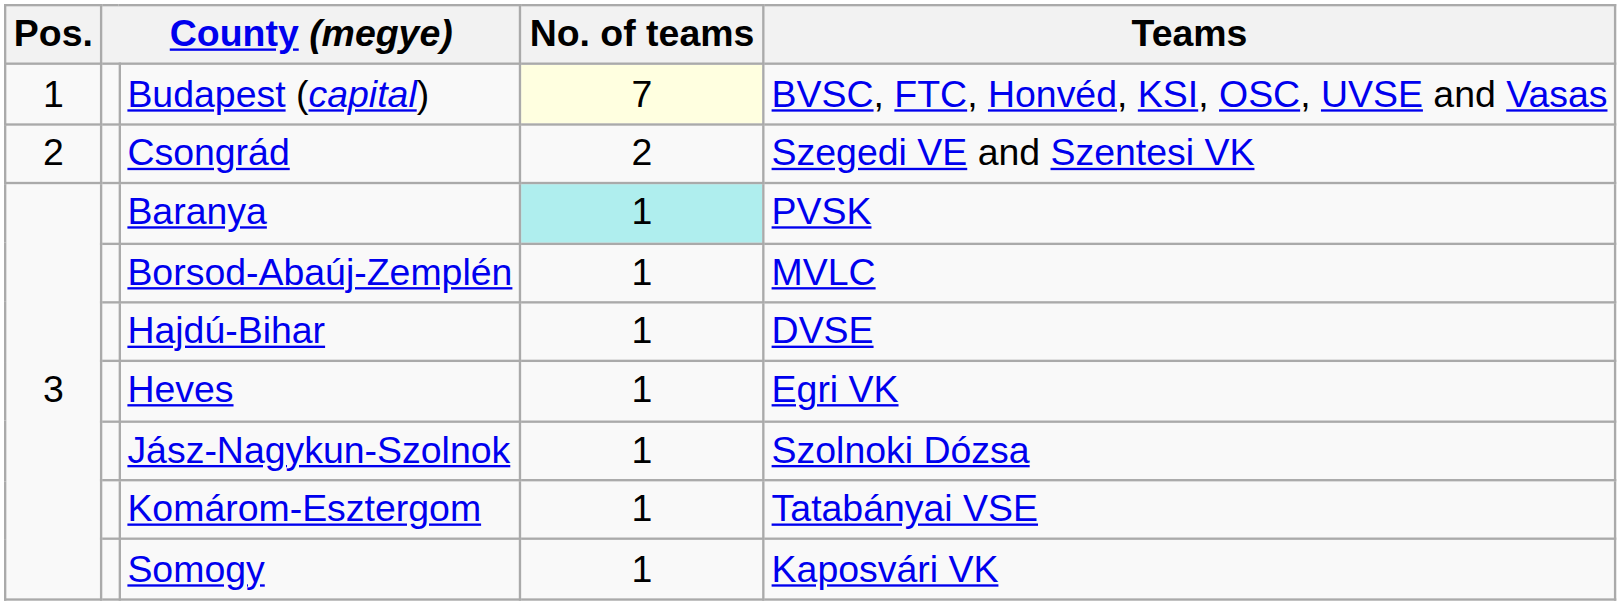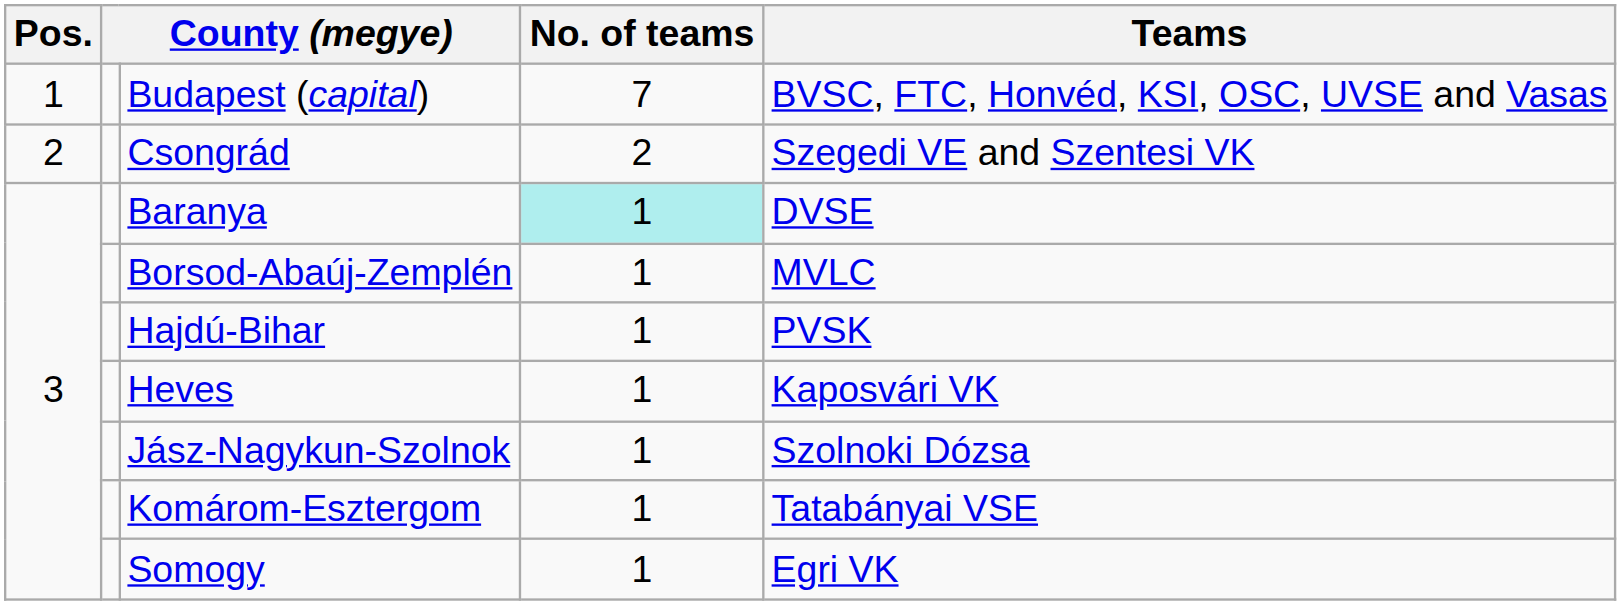(642, 93) lightyellow background -> (642, 93) no background
(822, 212) PVSK -> (823, 212) DVSE
(823, 331) DVSE -> (822, 331) PVSK
(835, 390) Egri VK -> (885, 390) Kaposvári VK
(885, 568) Kaposvári VK -> (835, 568) Egri VK
